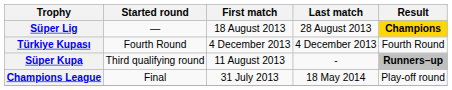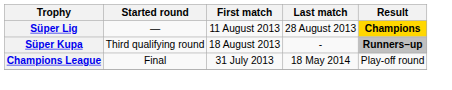(250, 28) 18 August 2013 -> (245, 28) 11 August 2013
- row: (54, 45)
(250, 61) 11 August 2013 -> (245, 45) 18 August 2013
